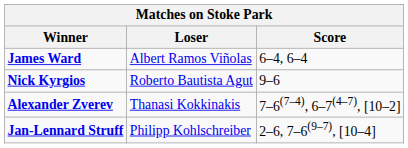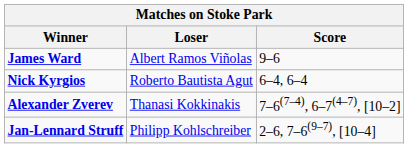(283, 59) 6–4, 6–4 -> (270, 59) 9–6
(270, 80) 9–6 -> (283, 80) 6–4, 6–4
